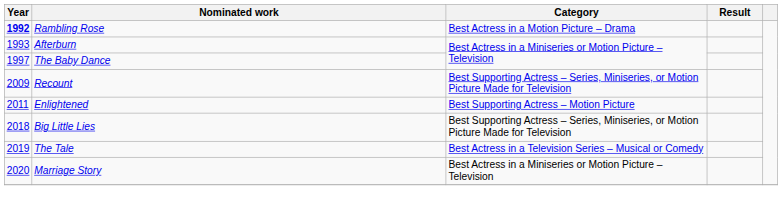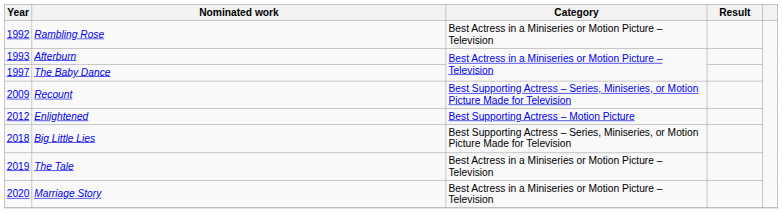(18, 28) bold -> (18, 34) normal
(542, 28) Best Actress in a Motion Picture – Drama -> (555, 34) Best Actress in a Miniseries or Motion Picture – Television
(18, 105) 2011 -> (18, 116) 2012
(576, 149) Best Actress in a Television Series – Musical or Comedy -> (555, 166) Best Actress in a Miniseries or Motion Picture – Television
